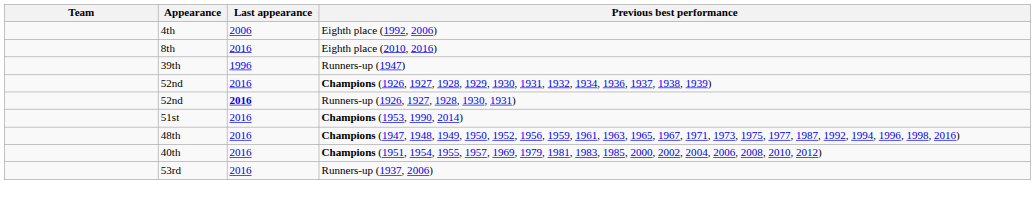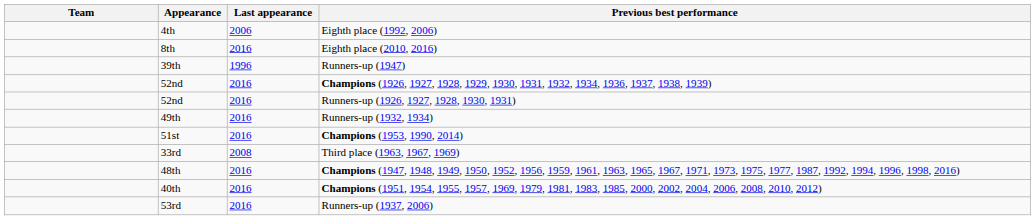(241, 100) bold -> (241, 100) normal
+ row: (377, 118)
+ row: (391, 153)
